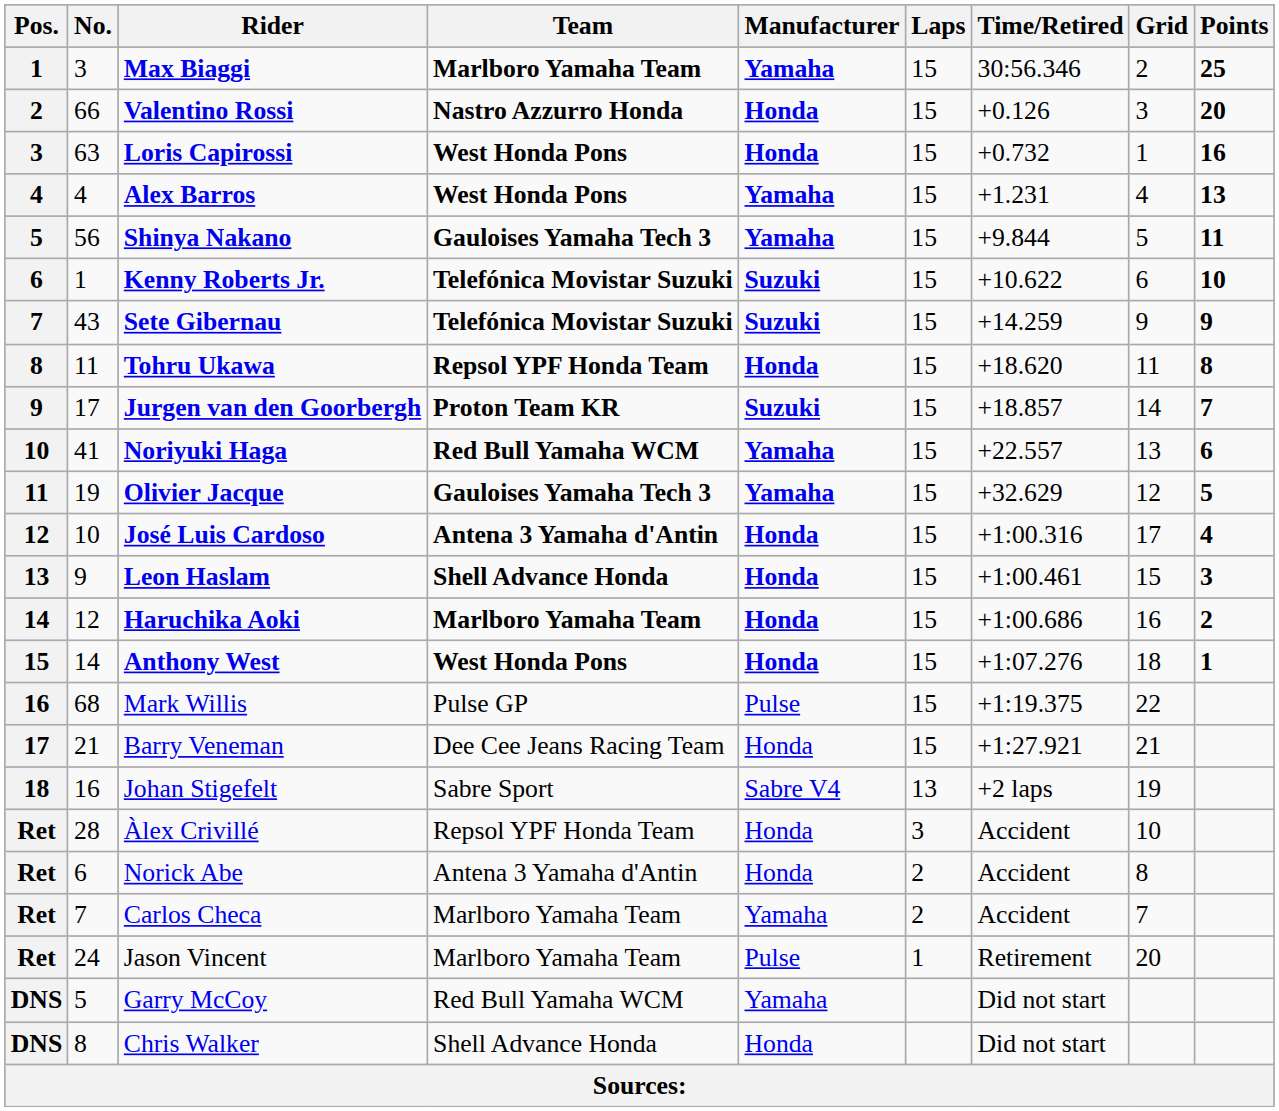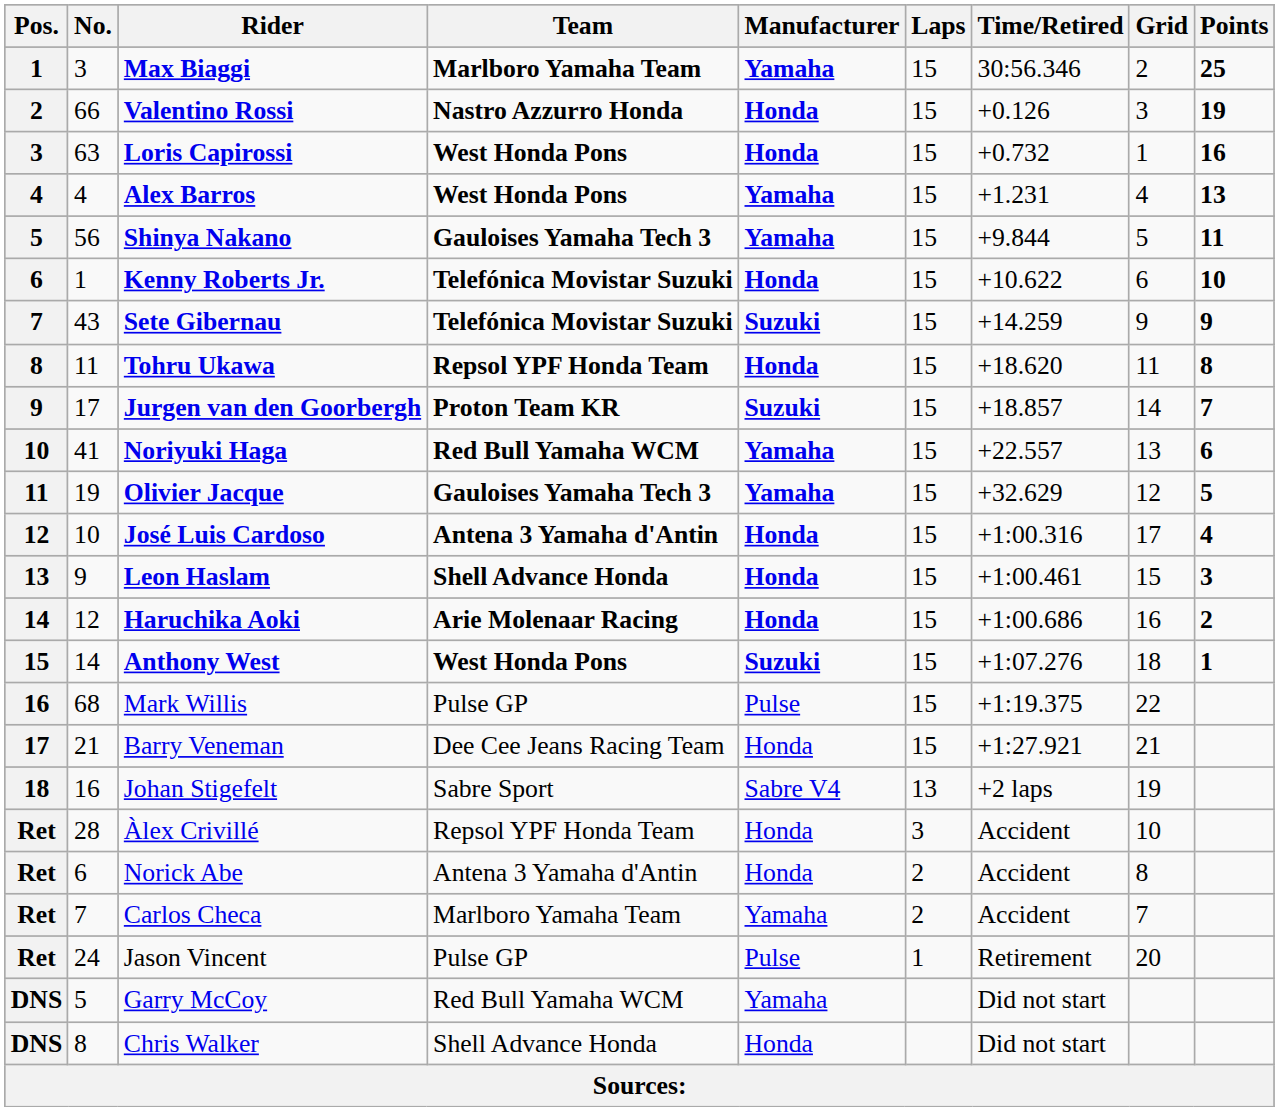(1213, 110) 20 -> (1213, 110) 19
(782, 279) Suzuki -> (782, 279) Honda
(567, 618) Marlboro Yamaha Team -> (555, 618) Arie Molenaar Racing
(782, 661) Honda -> (782, 661) Suzuki
(557, 957) Marlboro Yamaha Team -> (481, 957) Pulse GP
